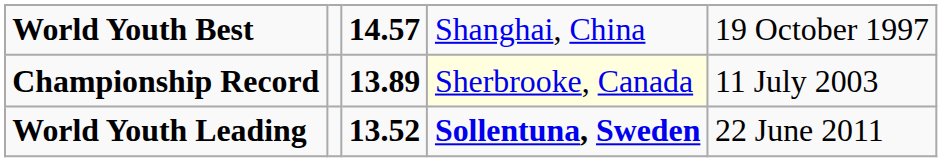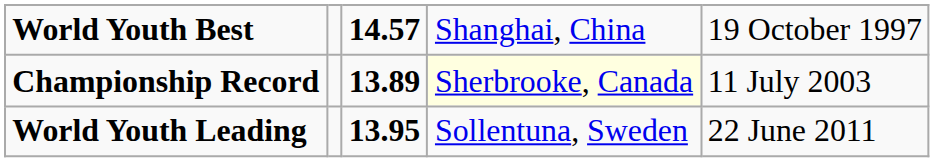(384, 130) 13.52 -> (384, 130) 13.95
(568, 130) bold -> (561, 130) normal
